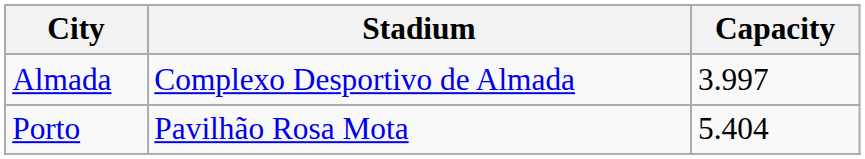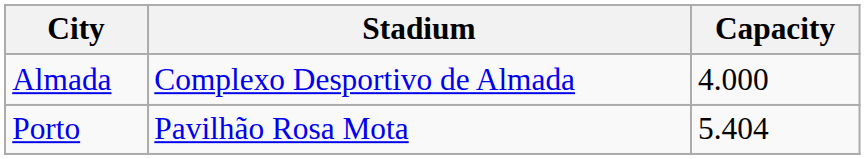(733, 79) 3.997 -> (733, 79) 4.000
